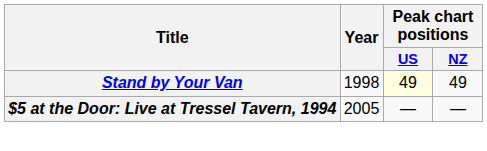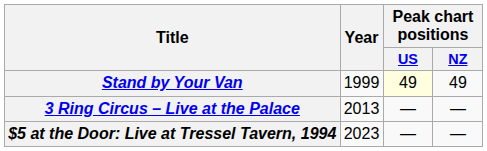(362, 83) 1998 -> (362, 83) 1999
+ row: (172, 108)
(362, 108) 2005 -> (362, 134) 2023
